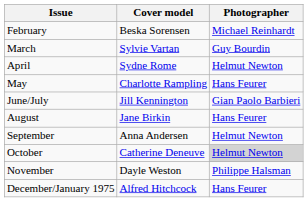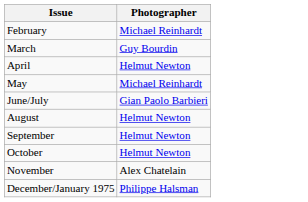- column: (163, 13)
(239, 83) Hans Feurer -> (161, 83) Michael Reinhardt
(239, 118) Hans Feurer -> (155, 118) Helmut Newton
(247, 153) lightgrey background -> (155, 153) no background
(251, 170) Philippe Halsman -> (153, 170) Alex Chatelain
(239, 188) Hans Feurer -> (159, 188) Philippe Halsman
